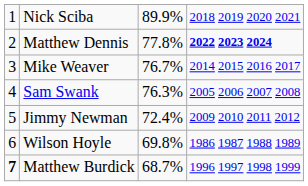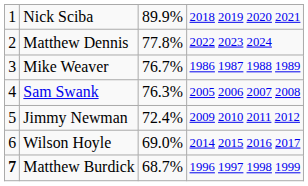(231, 42) bold -> (231, 42) normal
(245, 67) 2014 2015 2016 2017 -> (245, 67) 1986 1987 1988 1989
(162, 142) 69.8% -> (162, 142) 69.0%
(245, 142) 1986 1987 1988 1989 -> (245, 142) 2014 2015 2016 2017
